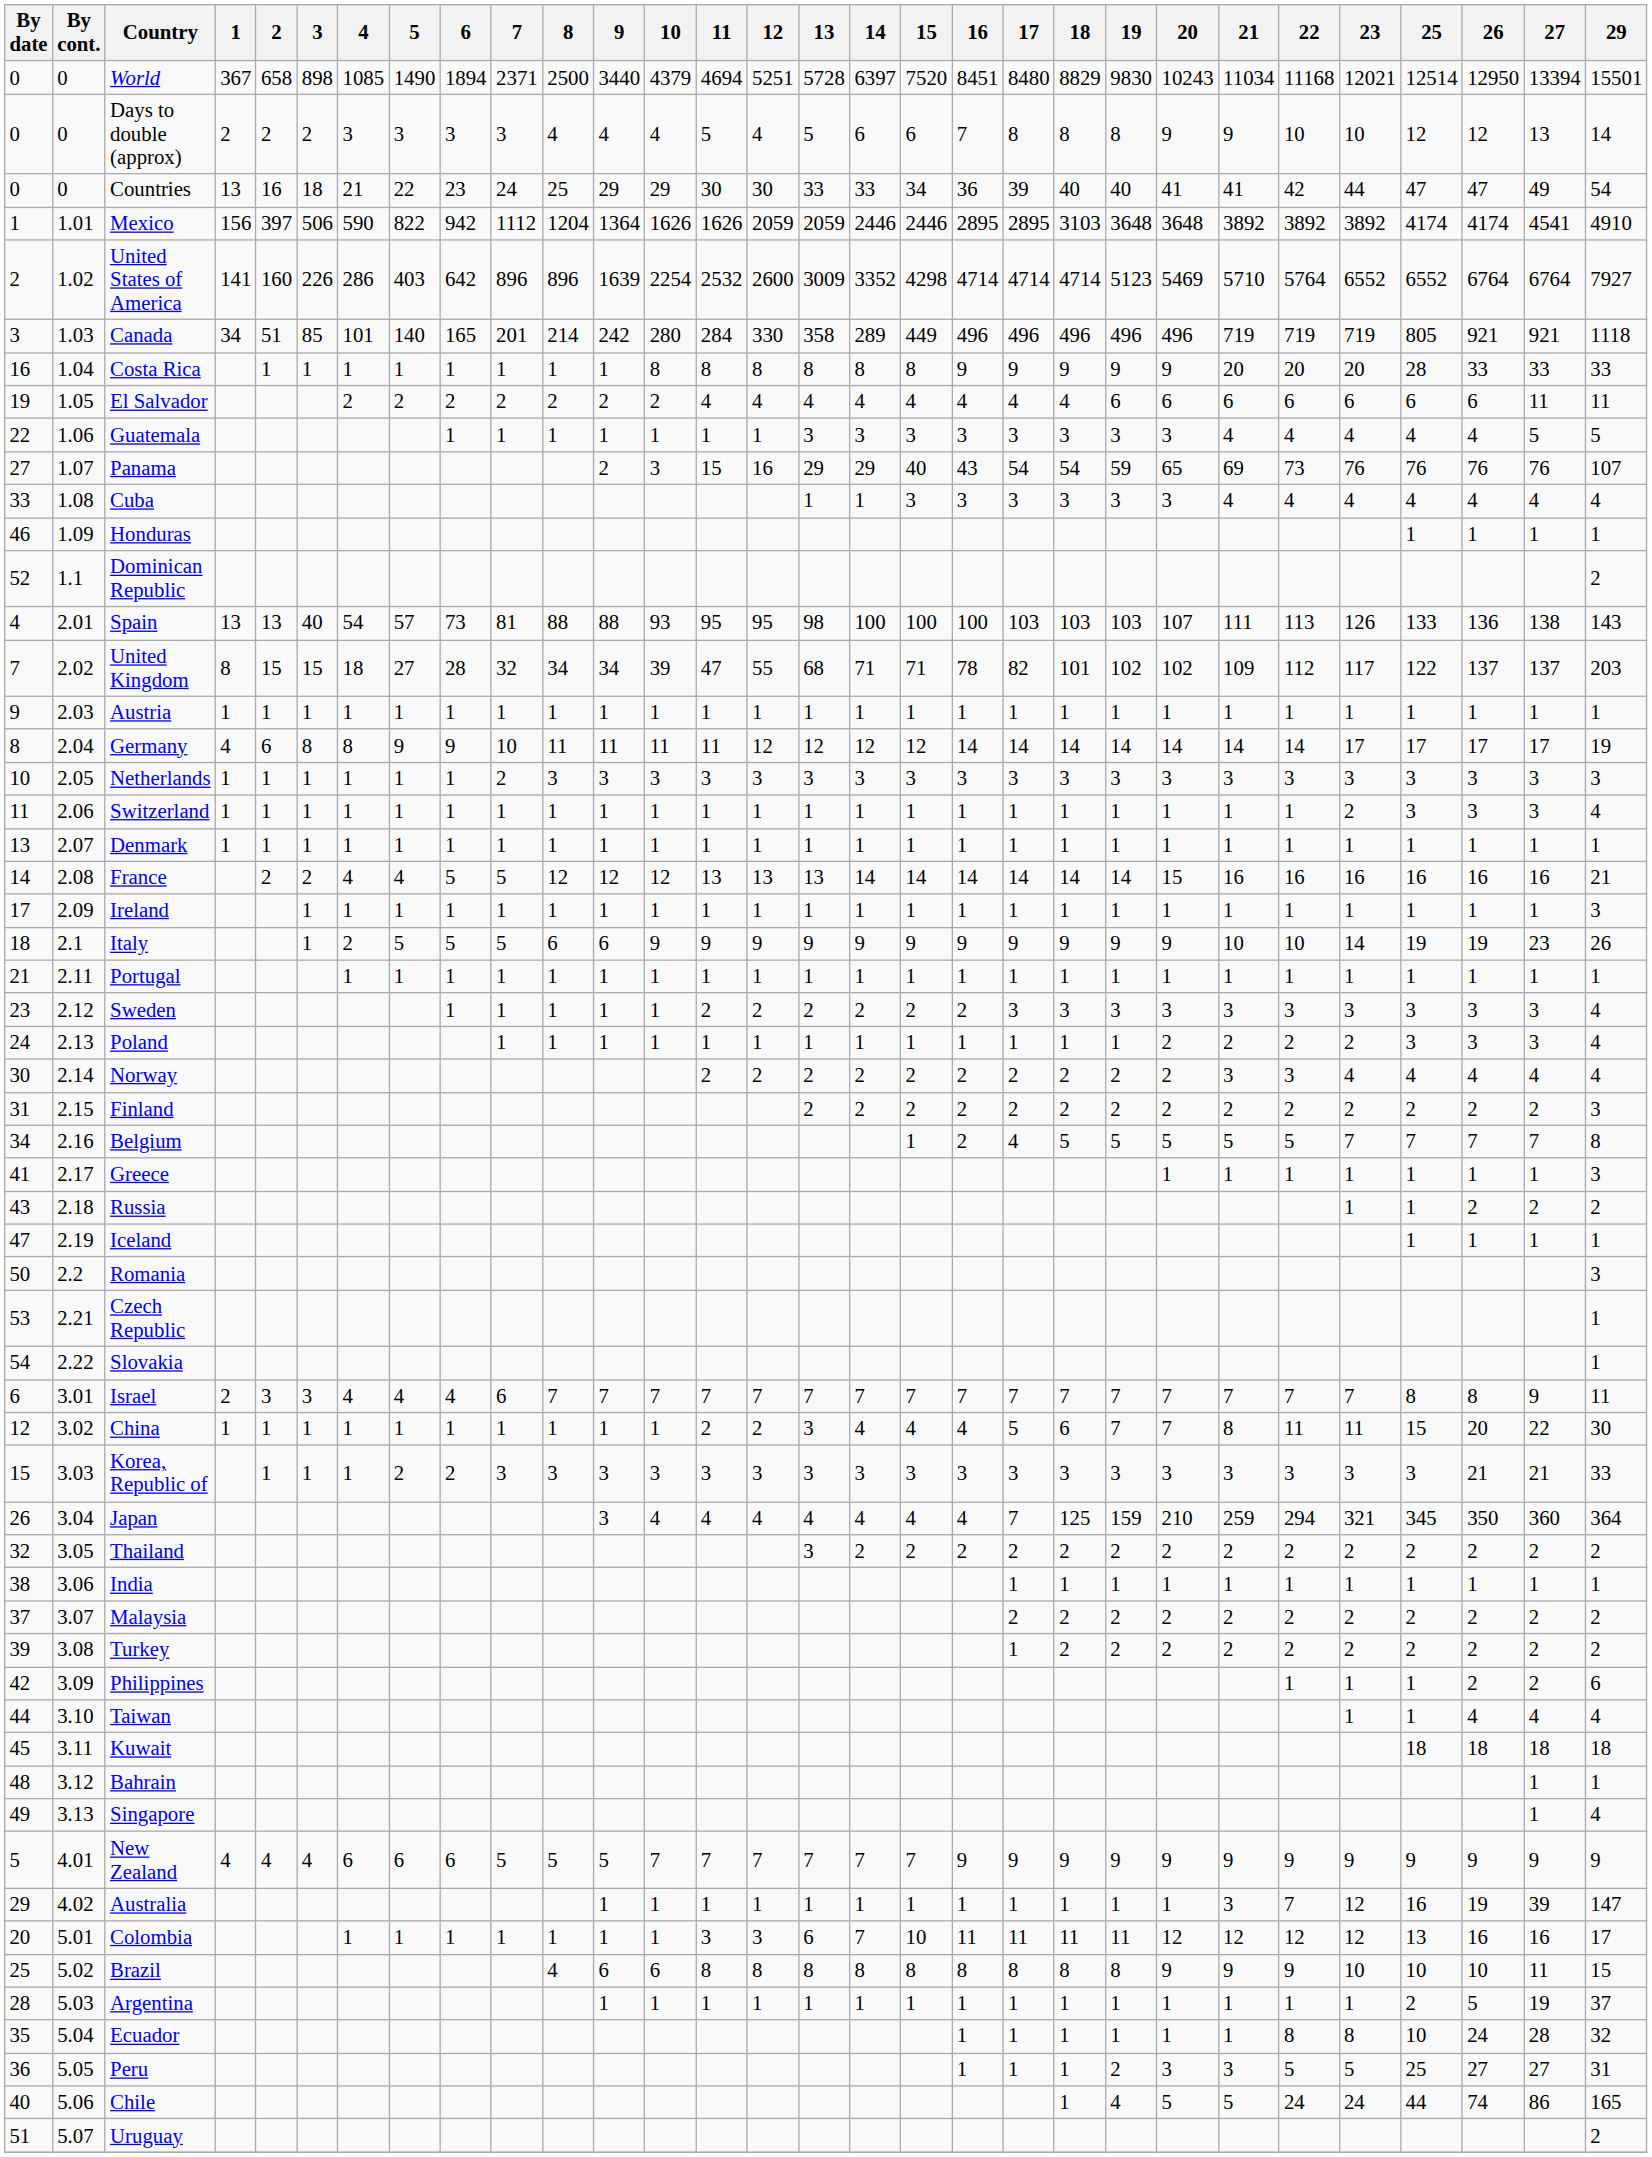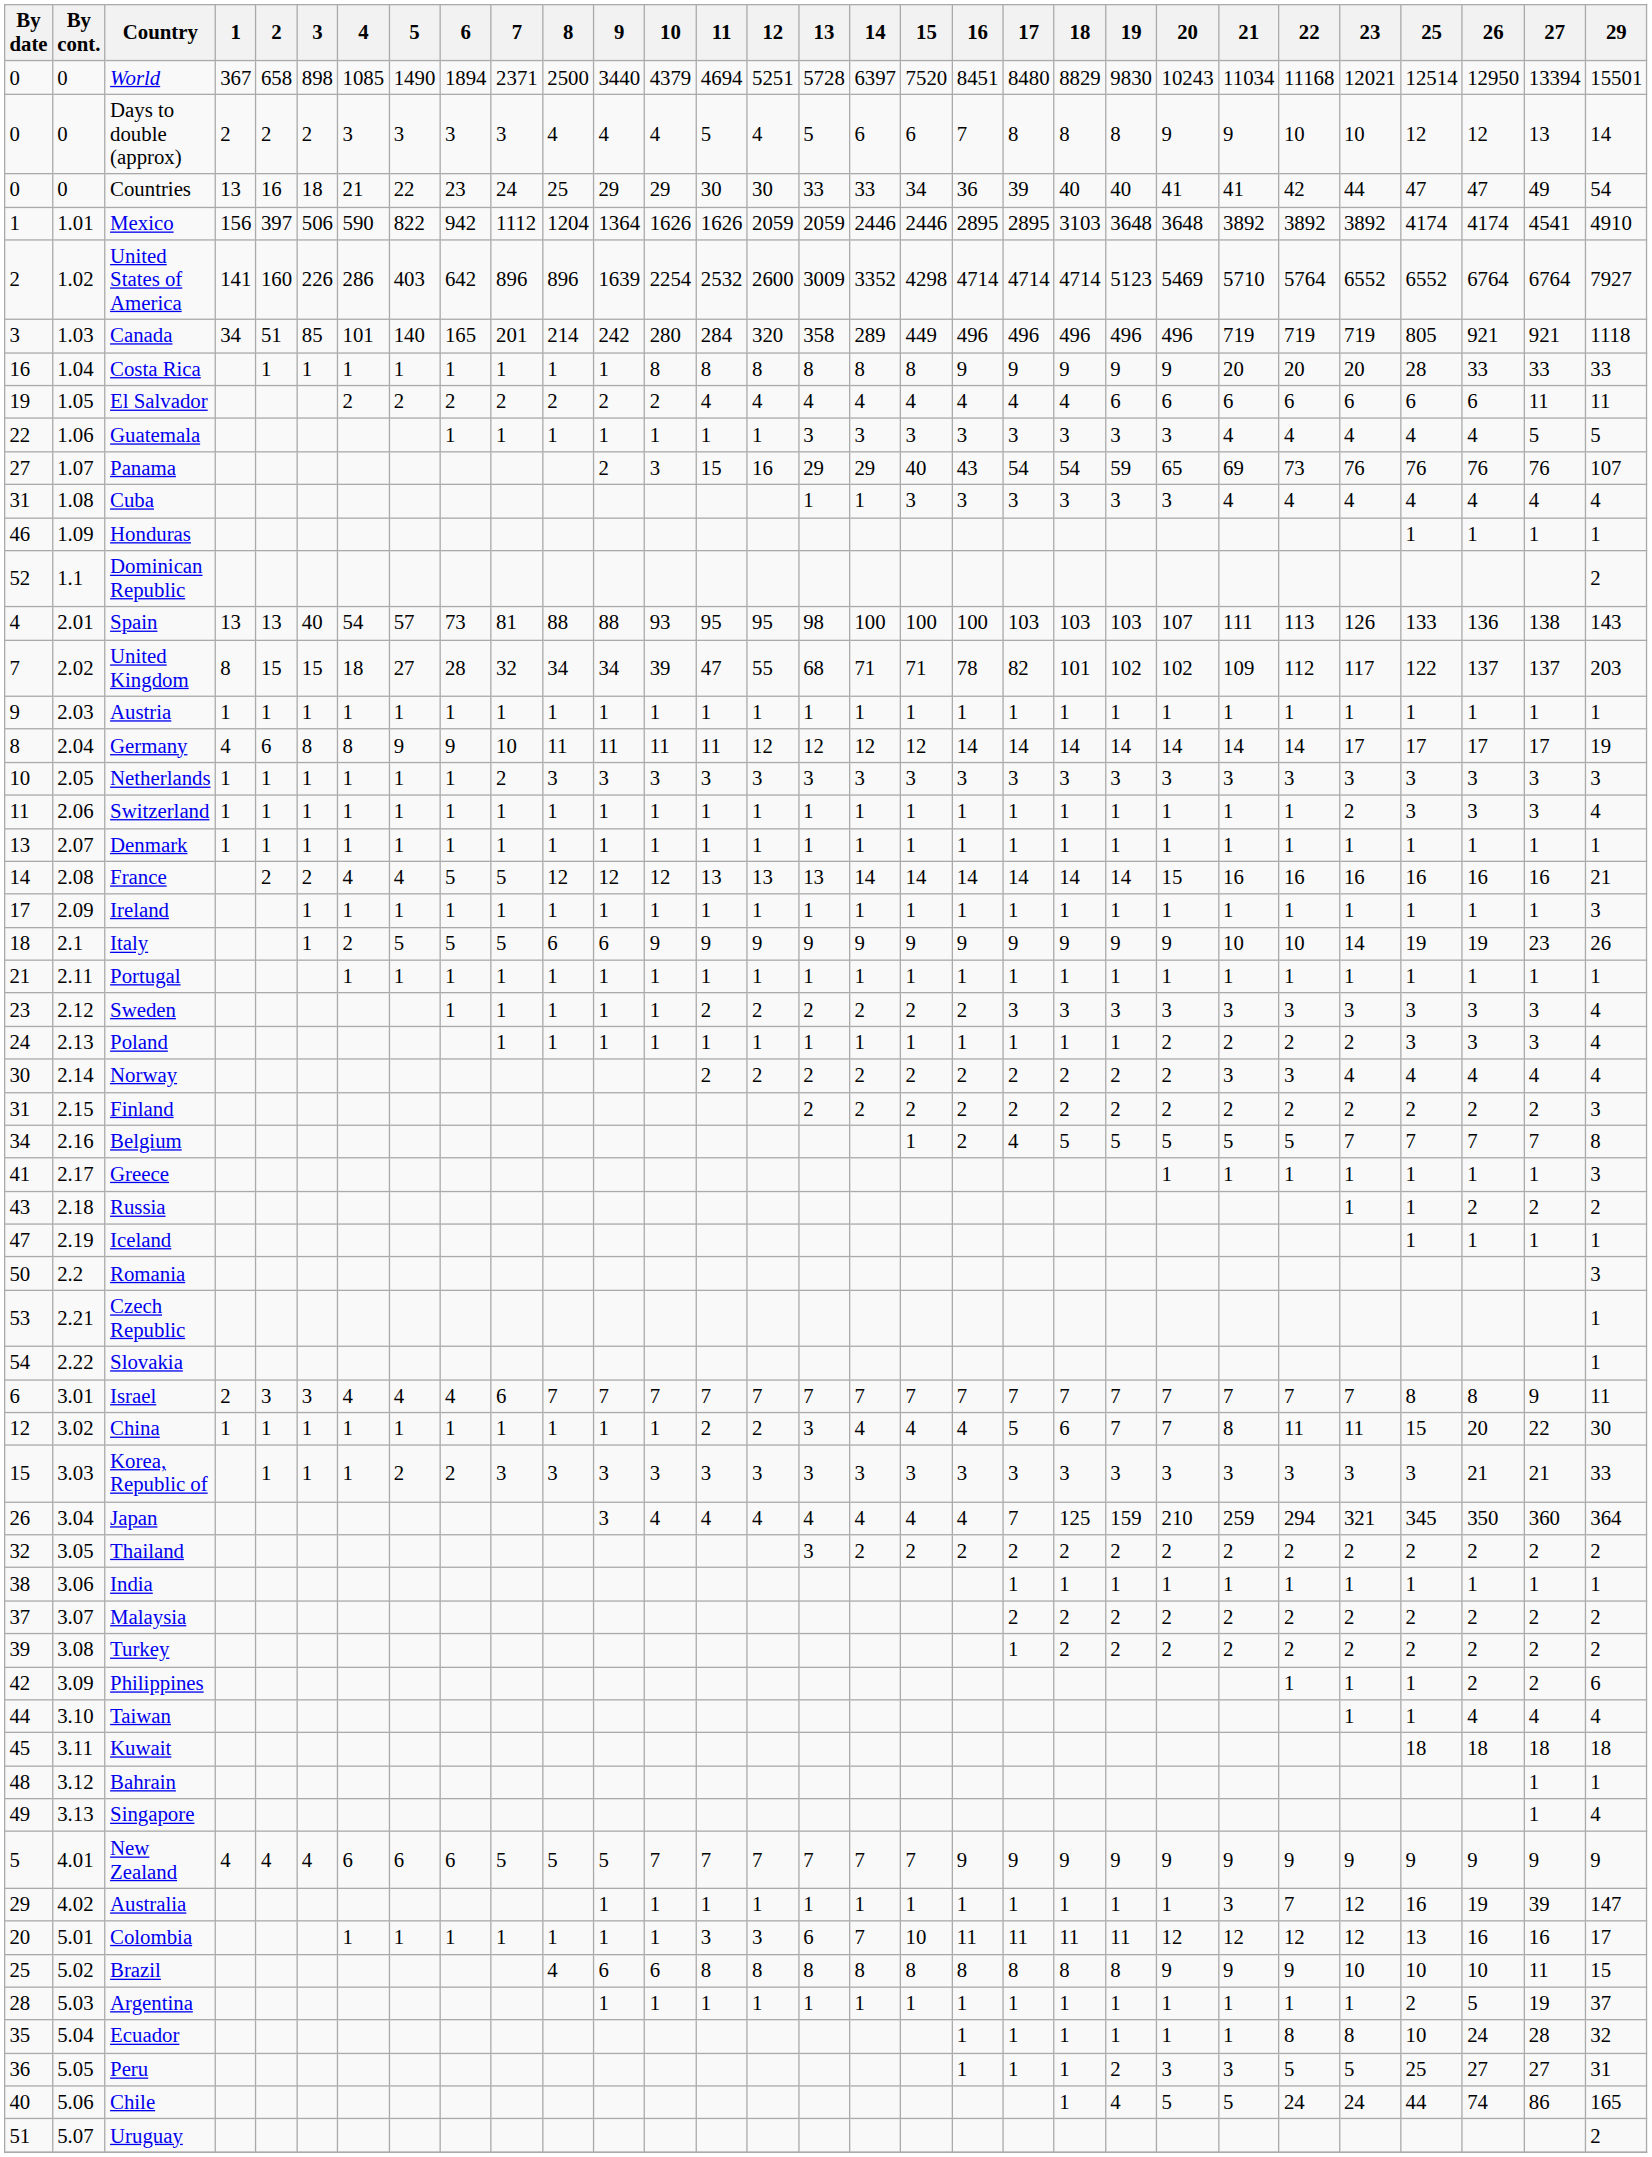(768, 335) 330 -> (768, 335) 320
(20, 500) 33 -> (20, 500) 31
